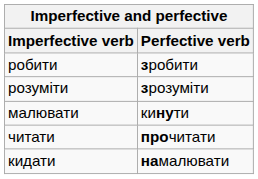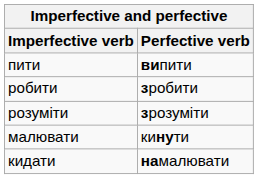+ row: (24, 64)
- row: (31, 137)
